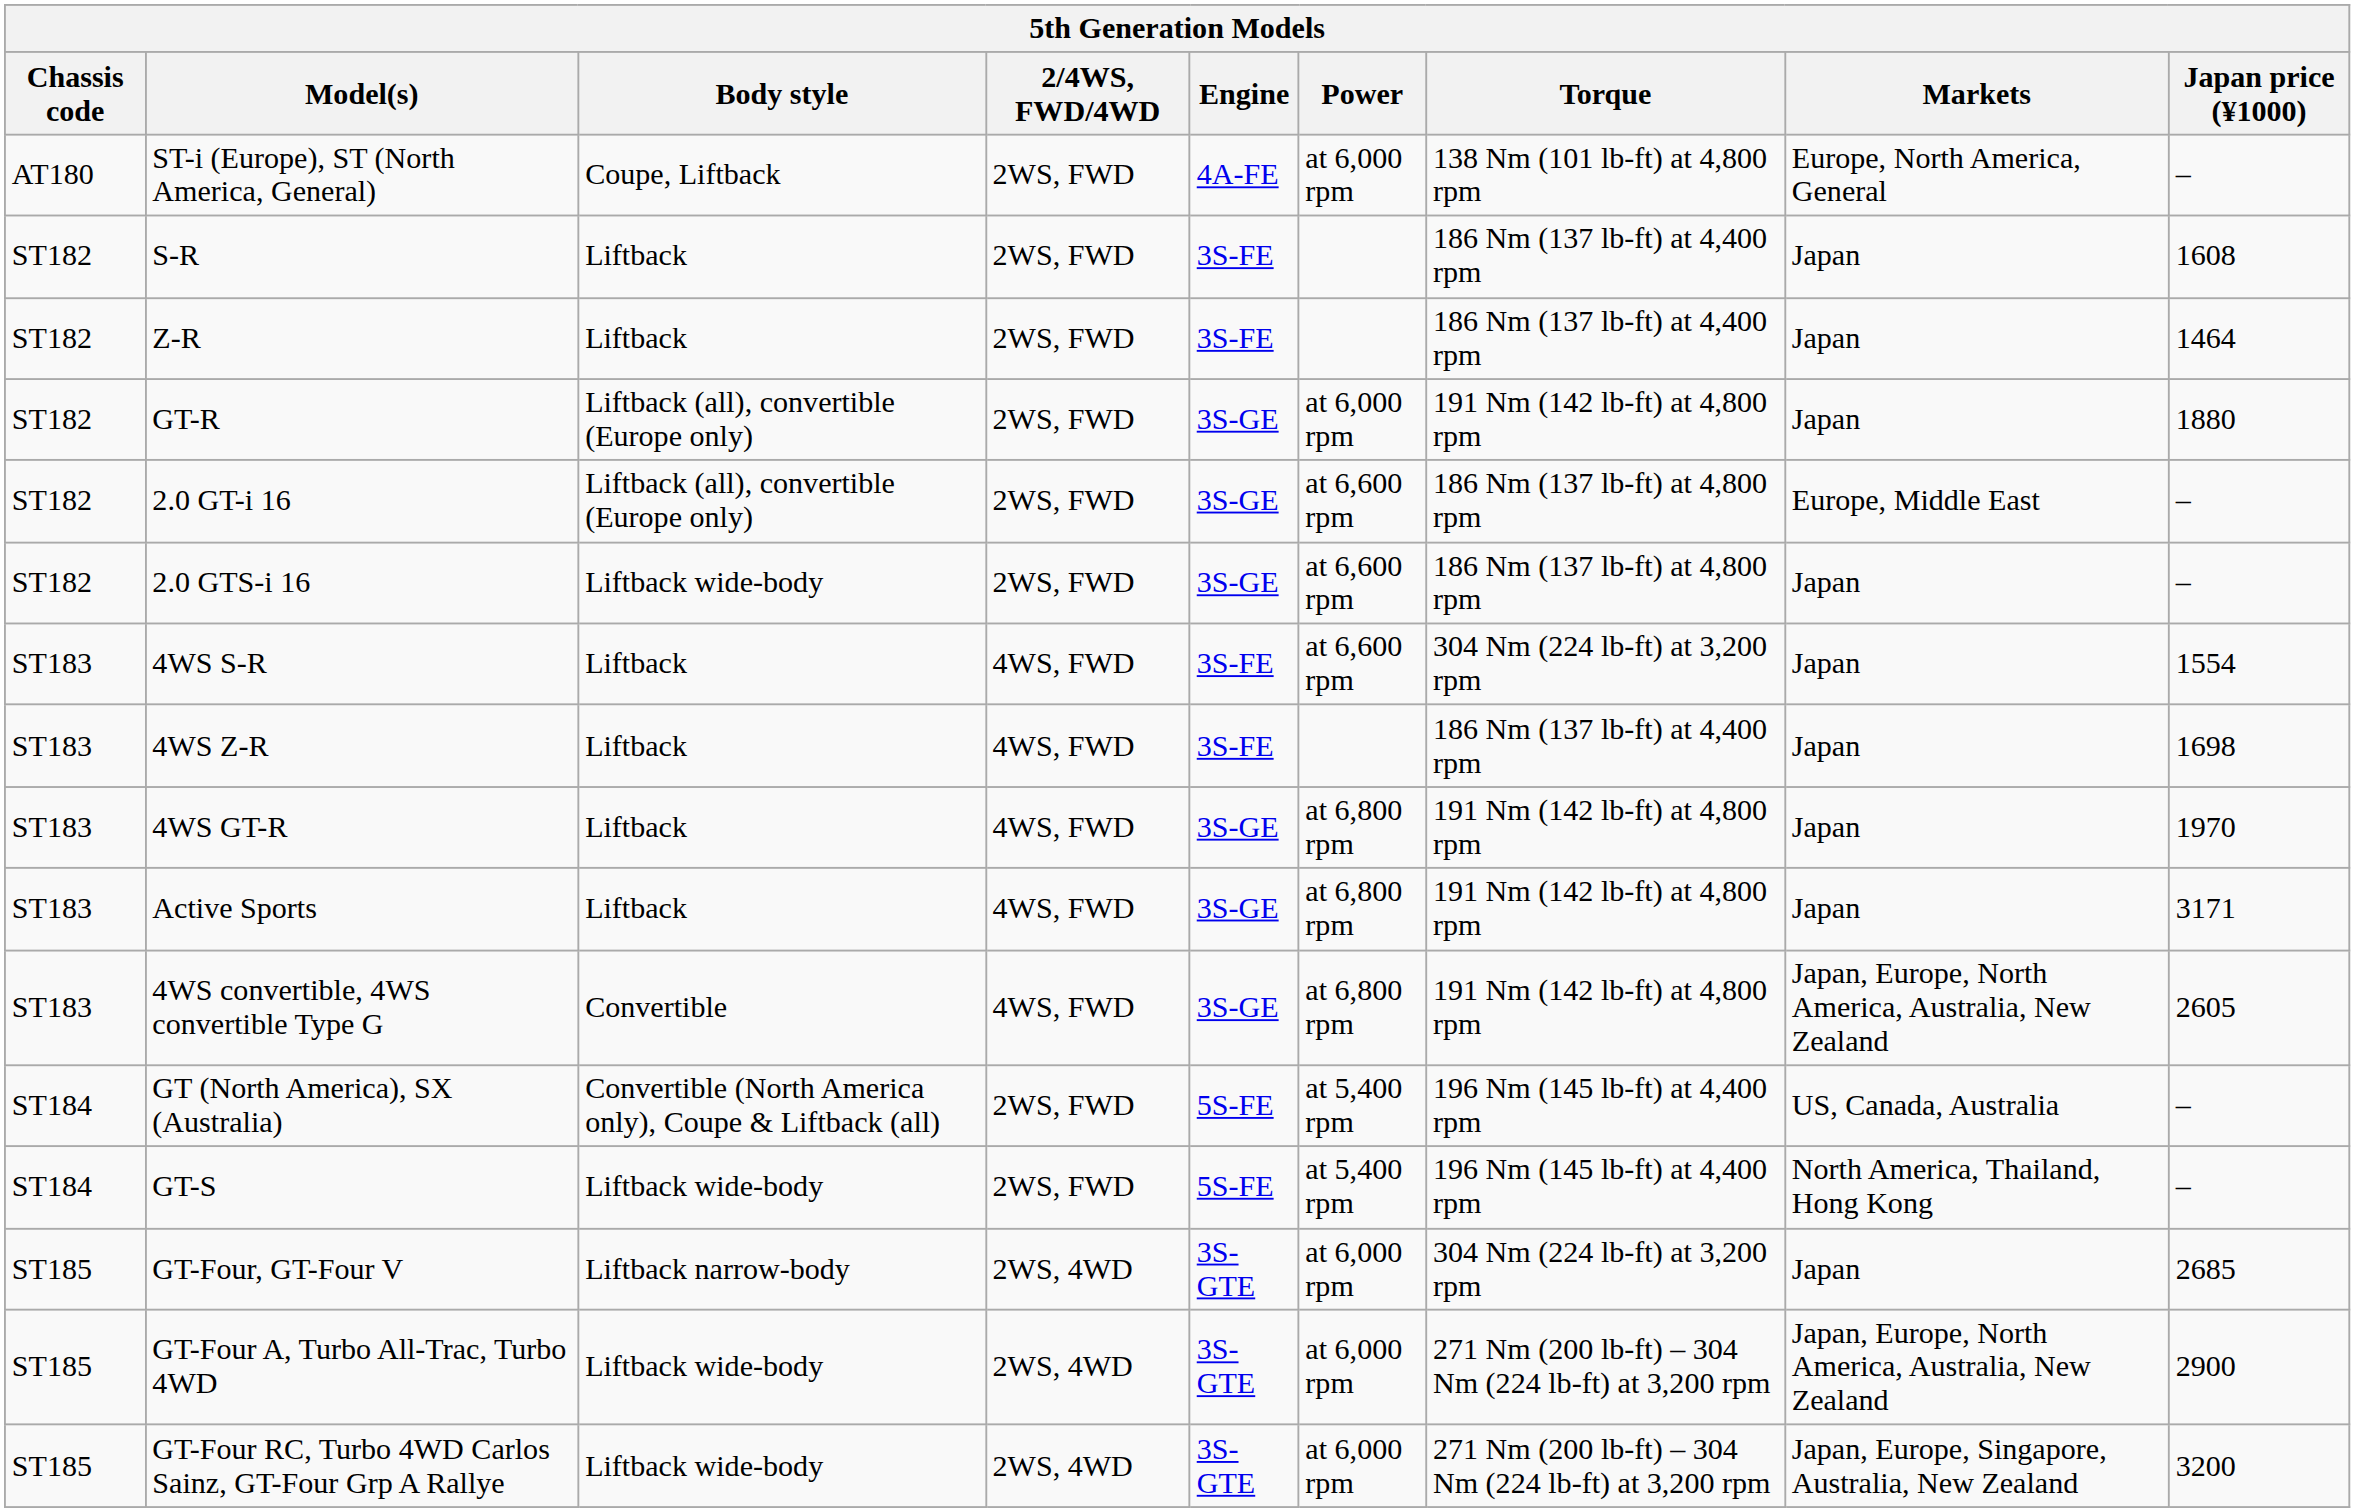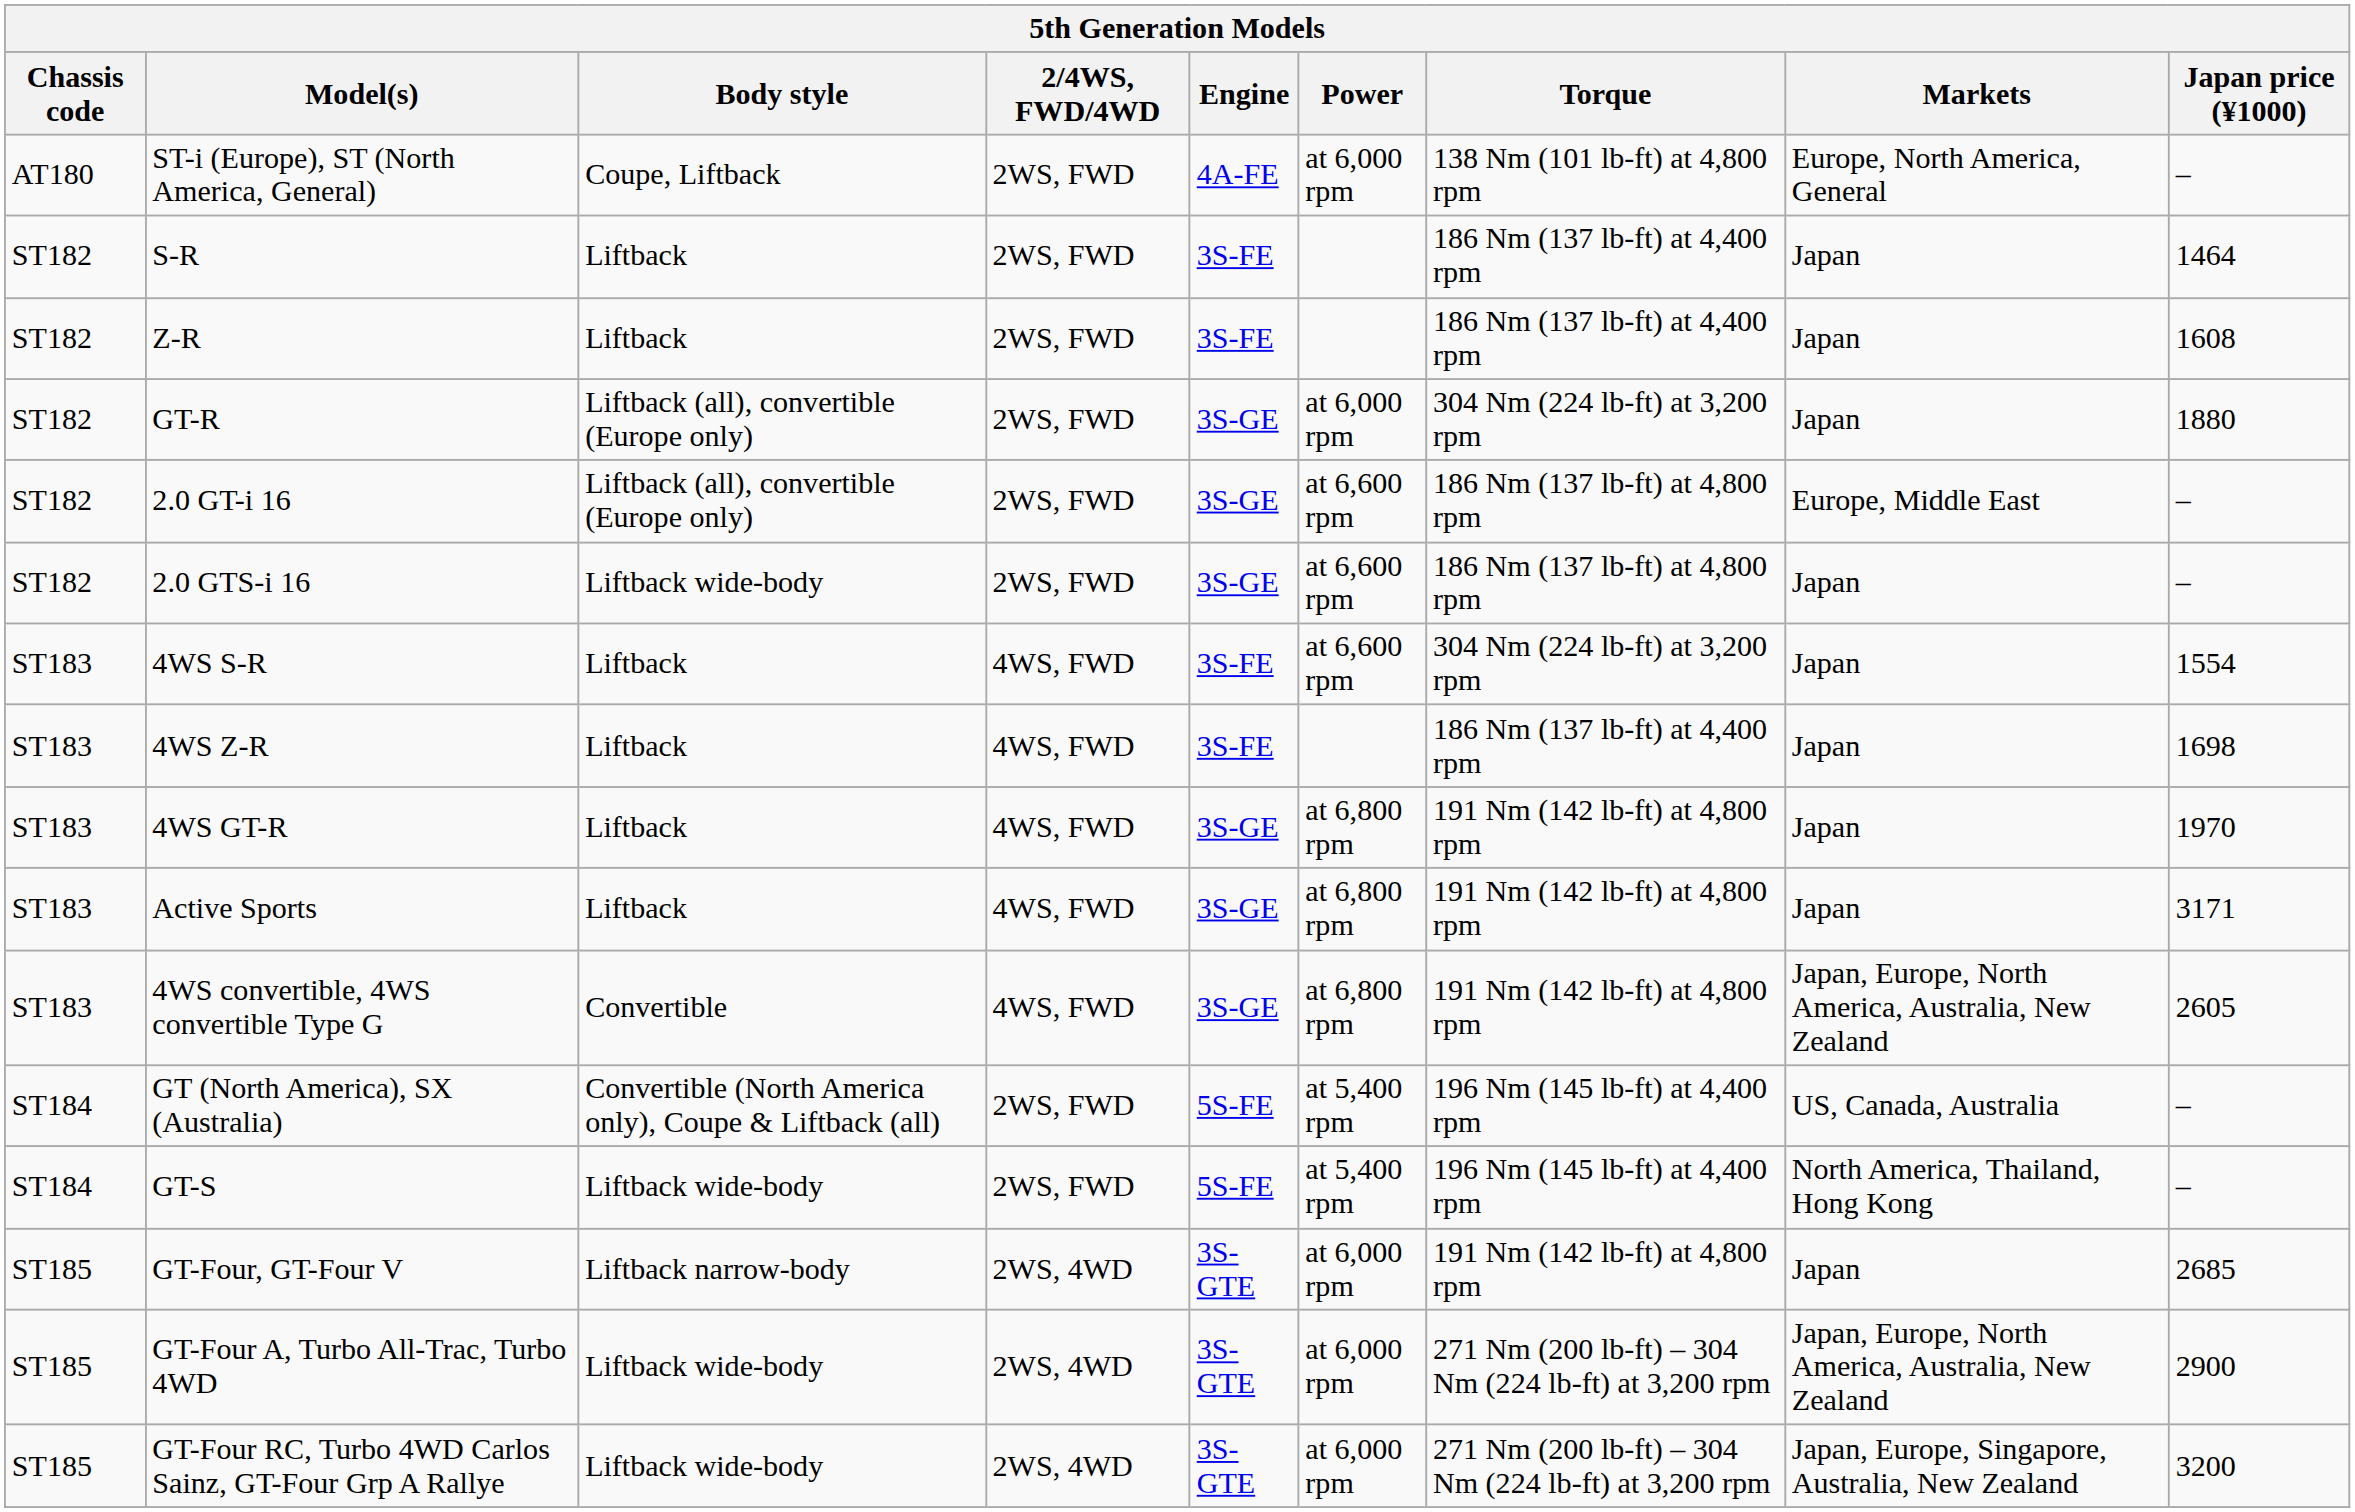(2206, 256) 1608 -> (2206, 256) 1464
(2206, 337) 1464 -> (2206, 337) 1608
(1600, 419) 191 Nm (142 lb-ft) at 4,800 rpm -> (1600, 419) 304 Nm (224 lb-ft) at 3,200 rpm
(1600, 1268) 304 Nm (224 lb-ft) at 3,200 rpm -> (1600, 1268) 191 Nm (142 lb-ft) at 4,800 rpm
